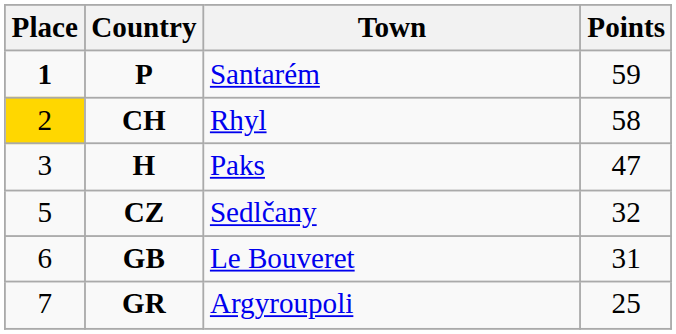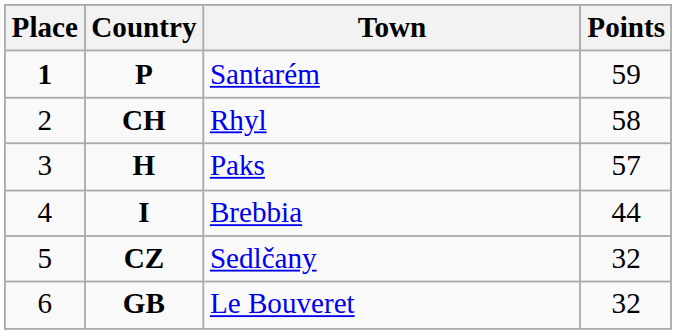(45, 119) gold background -> (45, 119) no background
(626, 166) 47 -> (626, 166) 57
+ row: (144, 212)
(626, 258) 31 -> (626, 304) 32
- row: (144, 304)
